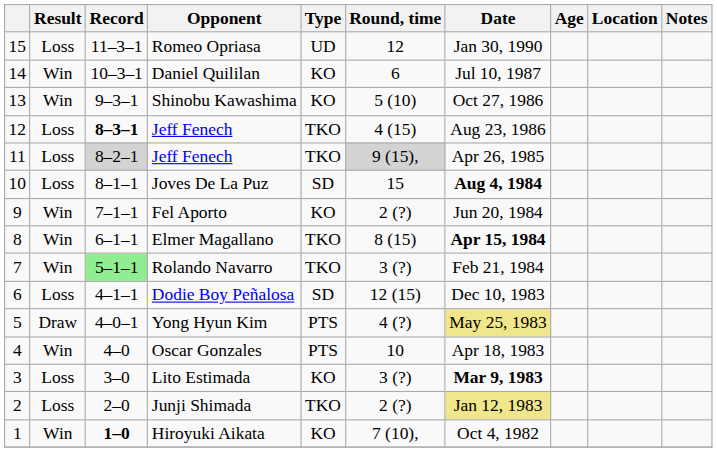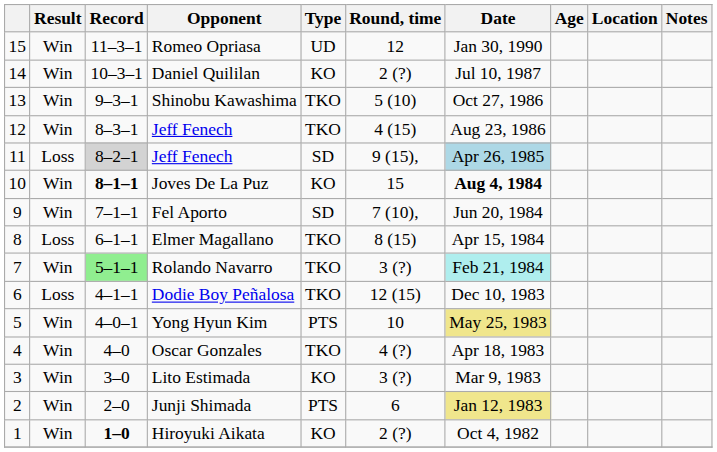(58, 45) Loss -> (58, 45) Win
(395, 73) 6 -> (395, 73) 2 (?)
(323, 101) KO -> (323, 101) TKO
(58, 128) Loss -> (58, 128) Win
(117, 128) bold -> (117, 128) normal
(323, 156) TKO -> (323, 156) SD
(395, 156) lightgrey background -> (395, 156) no background
(498, 156) no background -> (498, 156) lightblue background
(58, 184) Loss -> (58, 184) Win
(117, 184) normal -> (117, 184) bold
(323, 184) SD -> (323, 184) KO
(323, 211) KO -> (323, 211) SD
(395, 211) 2 (?) -> (395, 211) 7 (10),
(58, 239) Win -> (58, 239) Loss
(498, 239) bold -> (498, 239) normal
(498, 267) no background -> (498, 267) paleturquoise background
(323, 294) SD -> (323, 294) TKO
(58, 322) Draw -> (58, 322) Win
(395, 322) 4 (?) -> (395, 322) 10
(323, 350) PTS -> (323, 350) TKO
(395, 350) 10 -> (395, 350) 4 (?)
(58, 377) Loss -> (58, 377) Win
(498, 377) bold -> (498, 377) normal
(58, 405) Loss -> (58, 405) Win
(323, 405) TKO -> (323, 405) PTS
(395, 405) 2 (?) -> (395, 405) 6
(395, 433) 7 (10), -> (395, 433) 2 (?)
